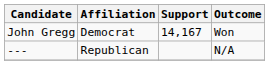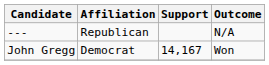rows swapped: (41, 32) <-> (17, 51)
